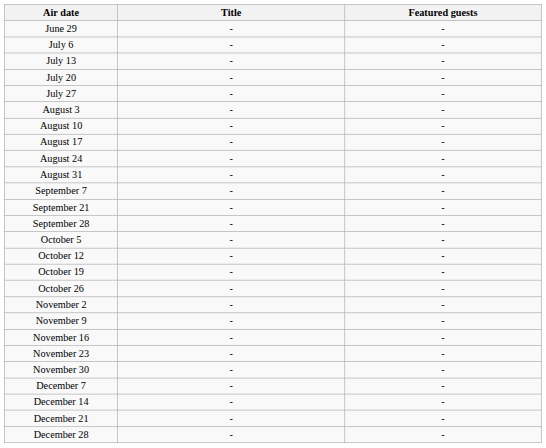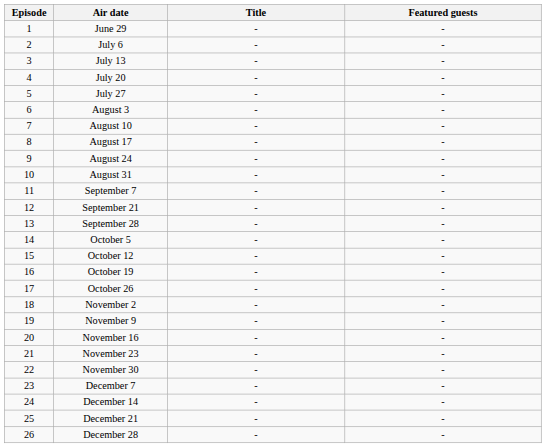+ column: (29, 12)
